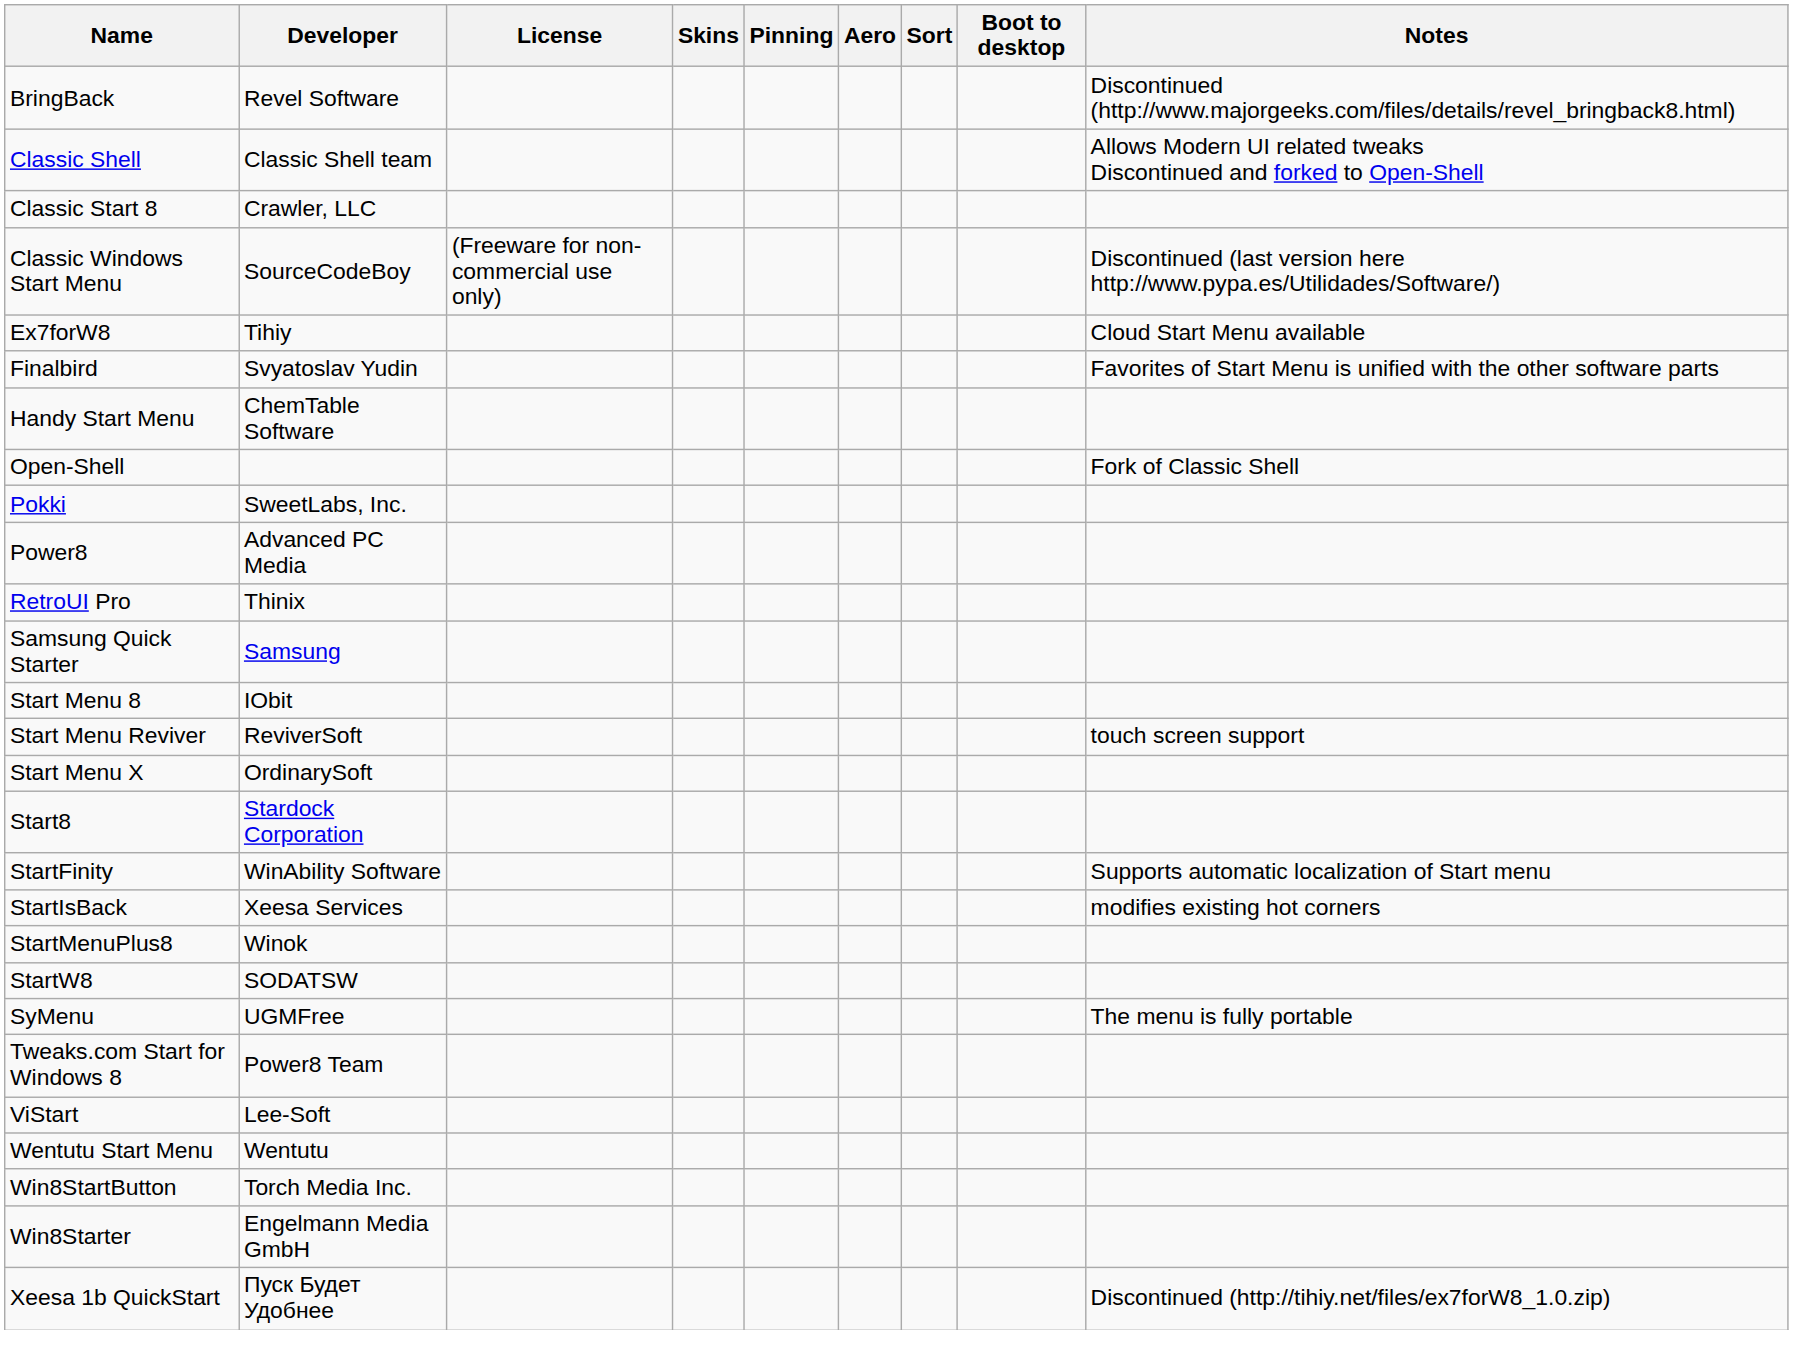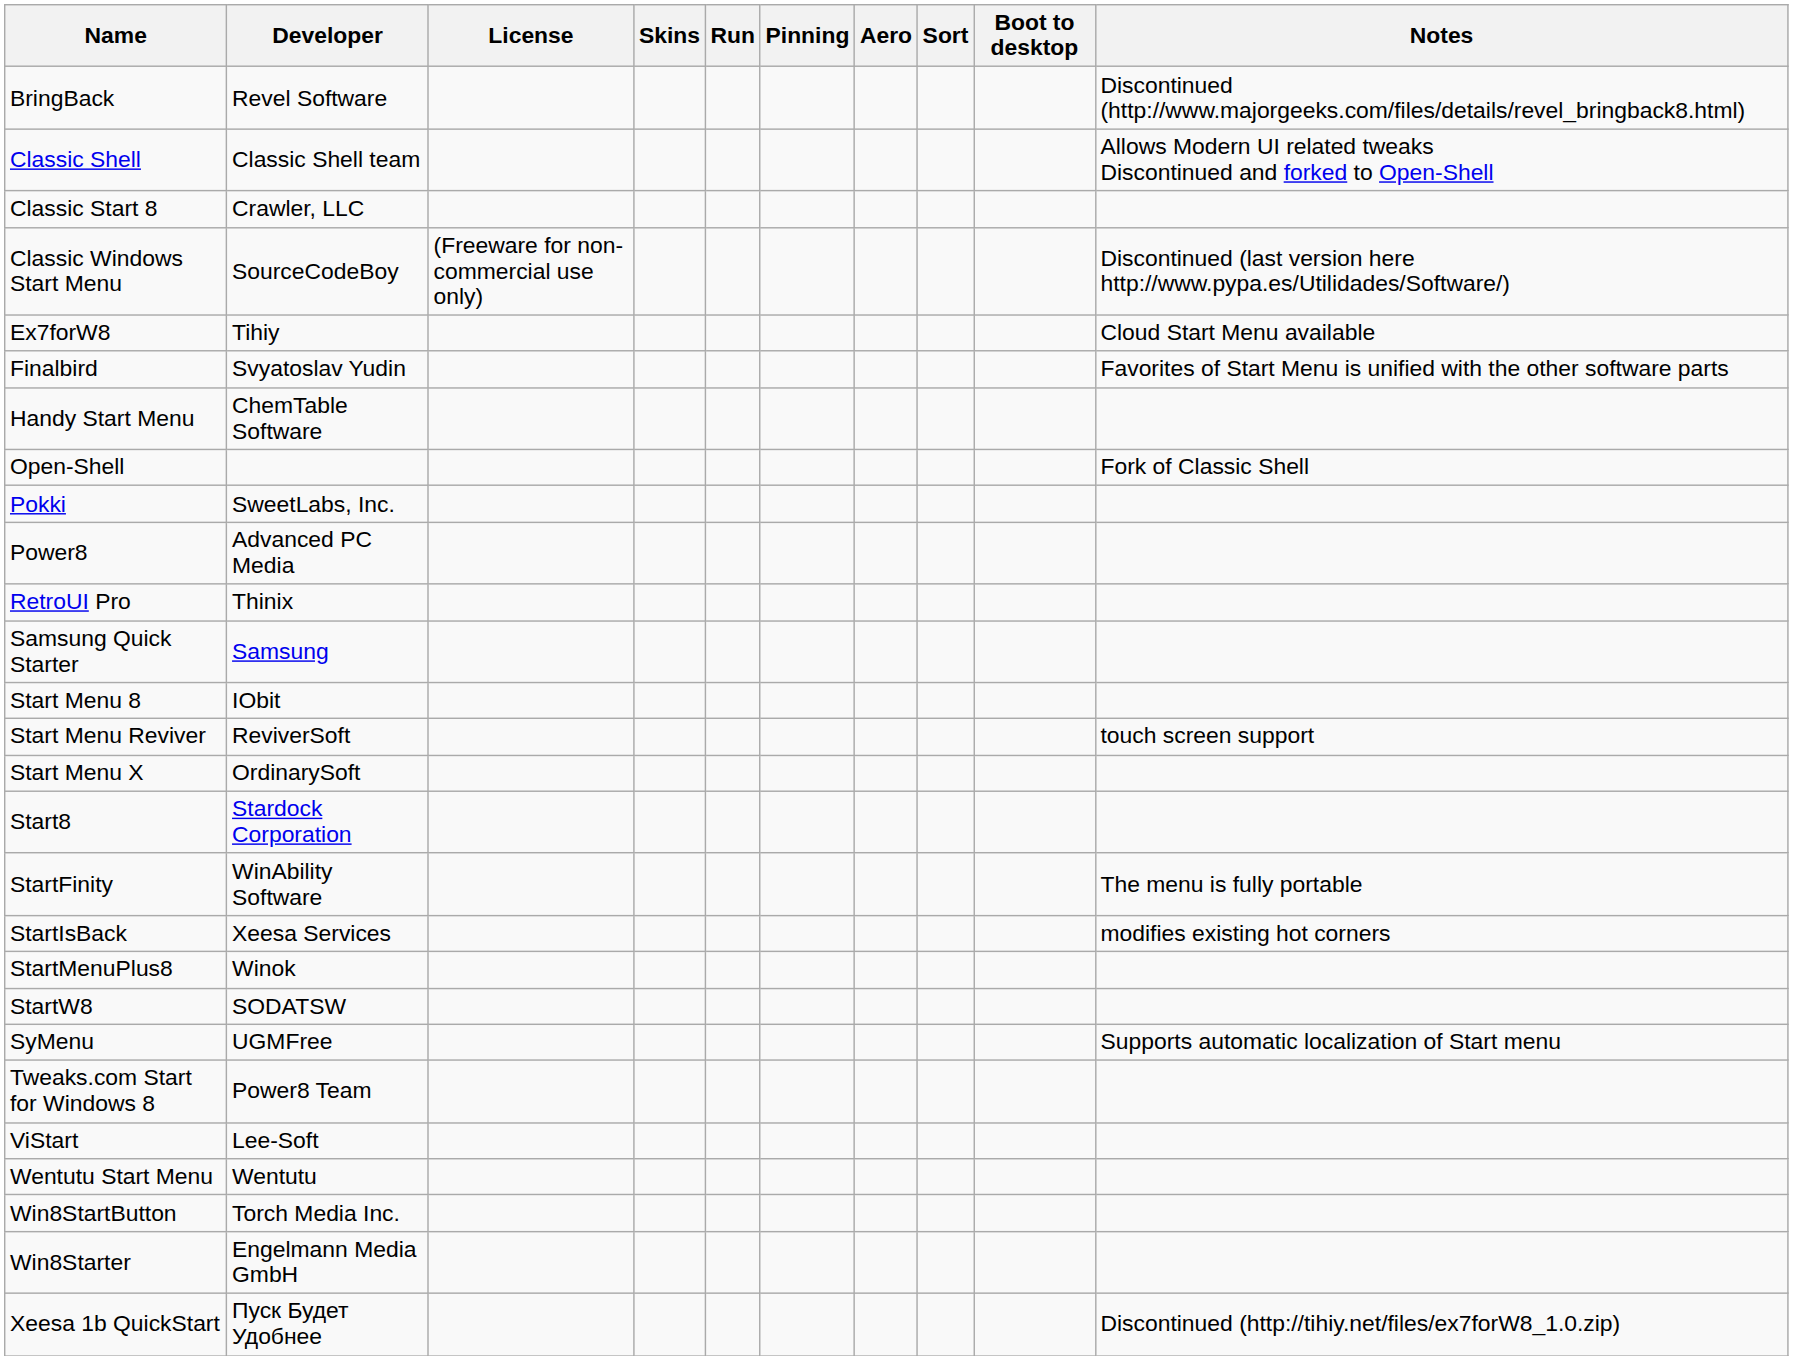+ column: (733, 35)
(1321, 871) Supports automatic localization of Start menu -> (1231, 884) The menu is fully portable
(1222, 1016) The menu is fully portable -> (1331, 1042) Supports automatic localization of Start menu
